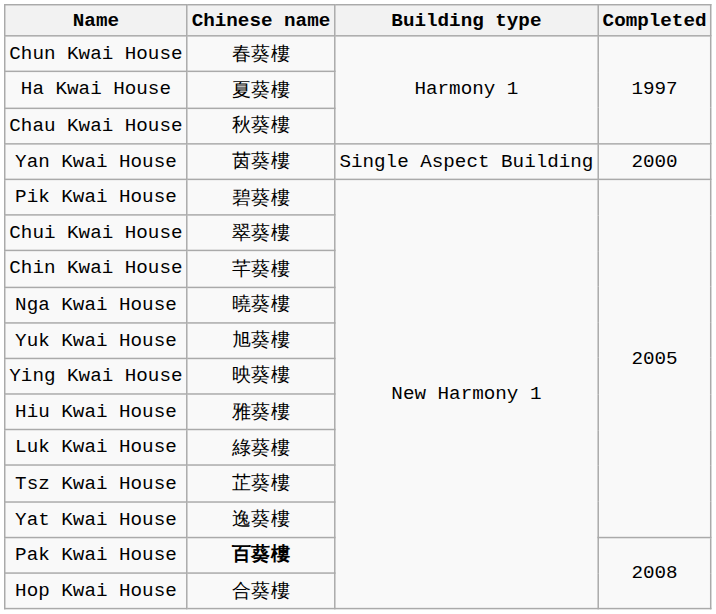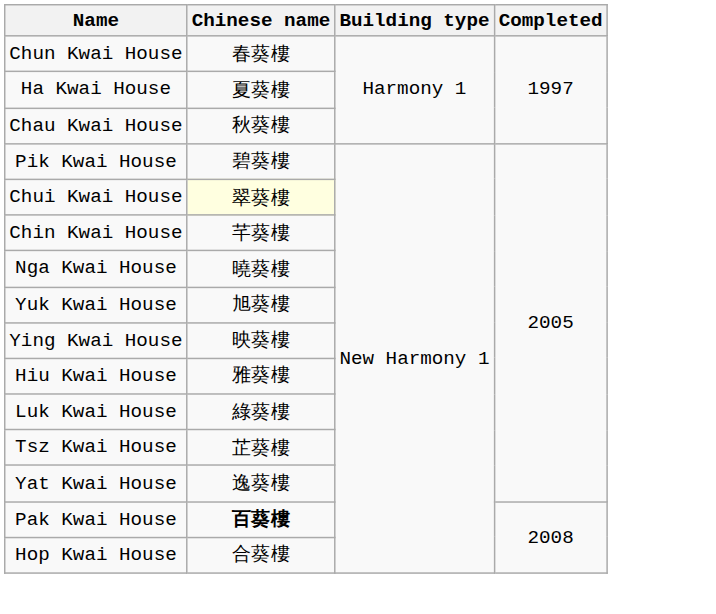- row: (96, 161)
(261, 234) no background -> (261, 198) lightyellow background
